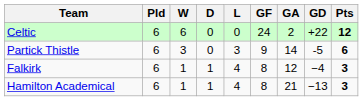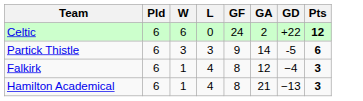- column: (210, 13)
